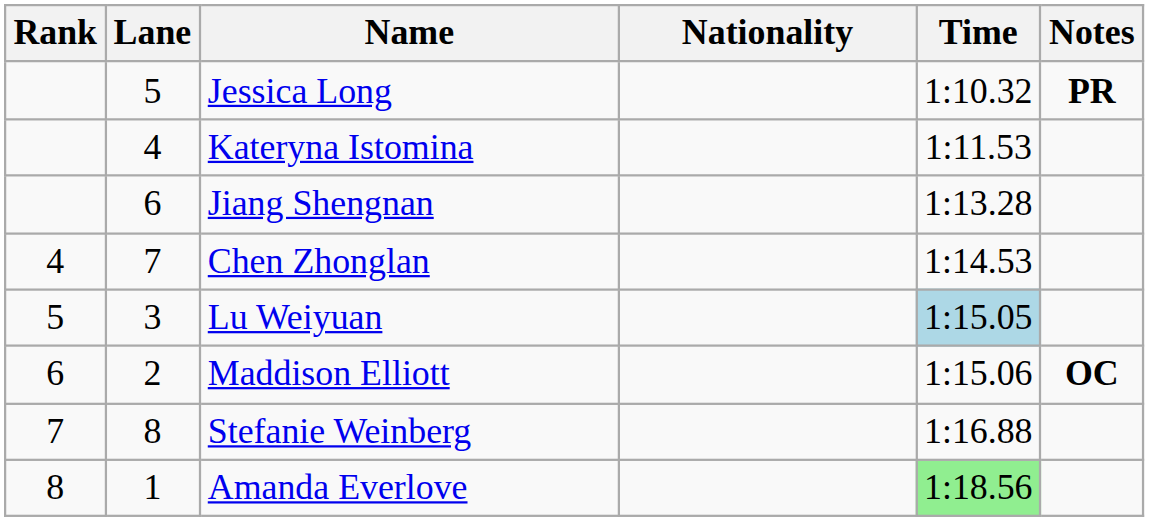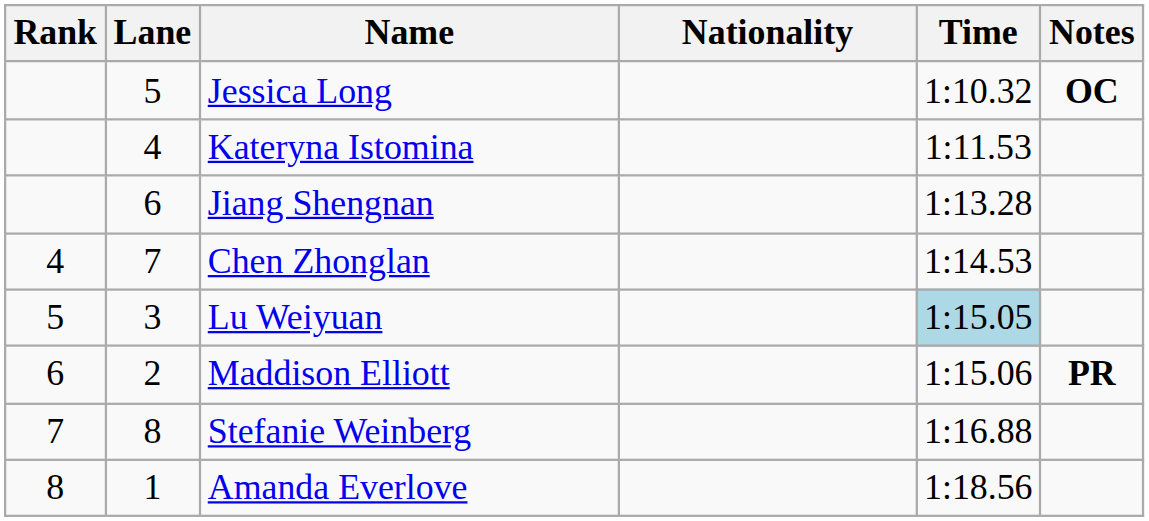(1092, 89) PR -> (1092, 89) OC
(1092, 373) OC -> (1092, 373) PR
(978, 487) lightgreen background -> (978, 487) no background
